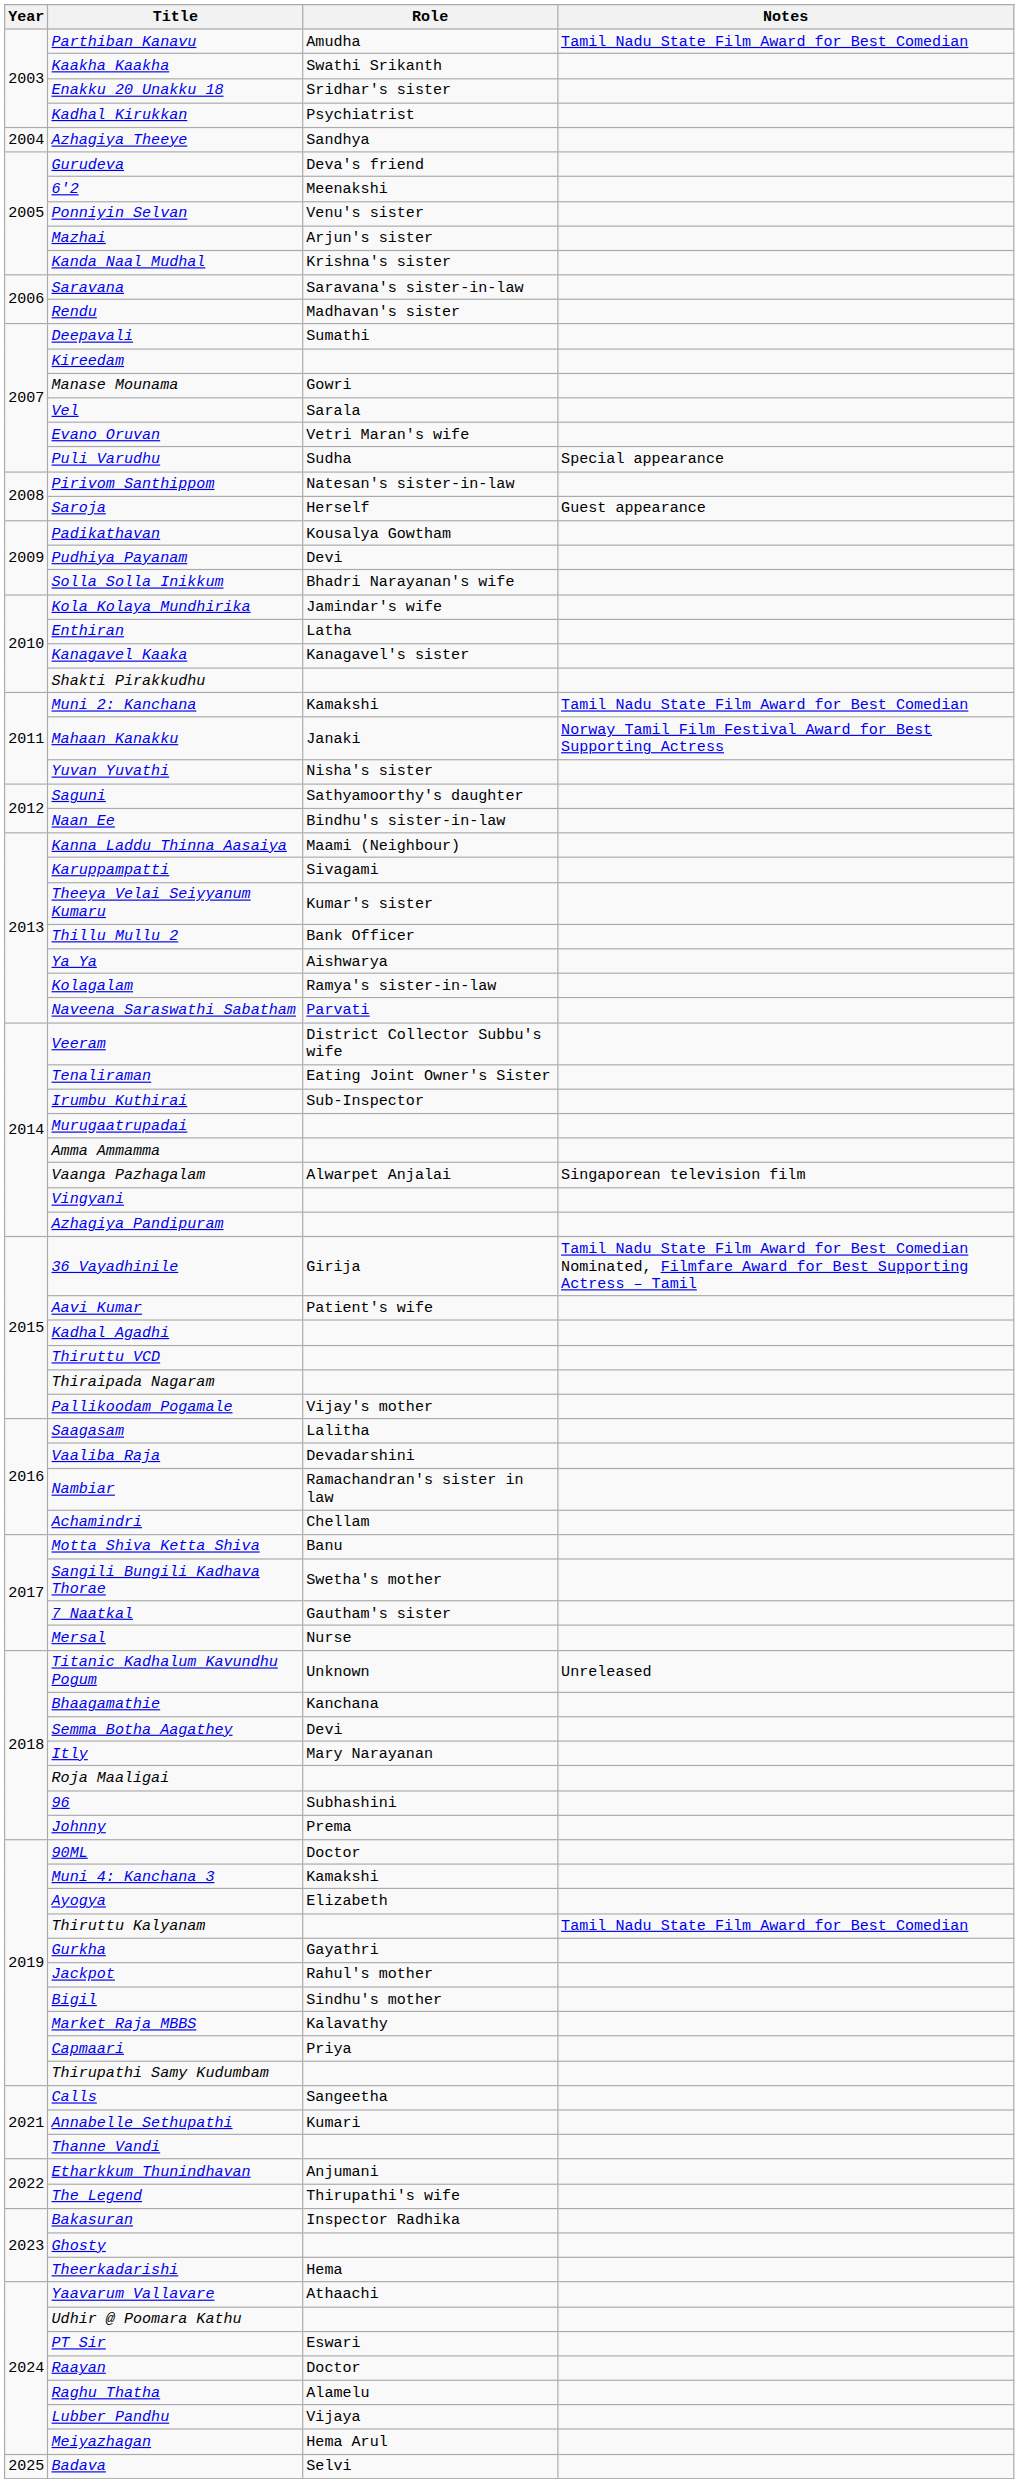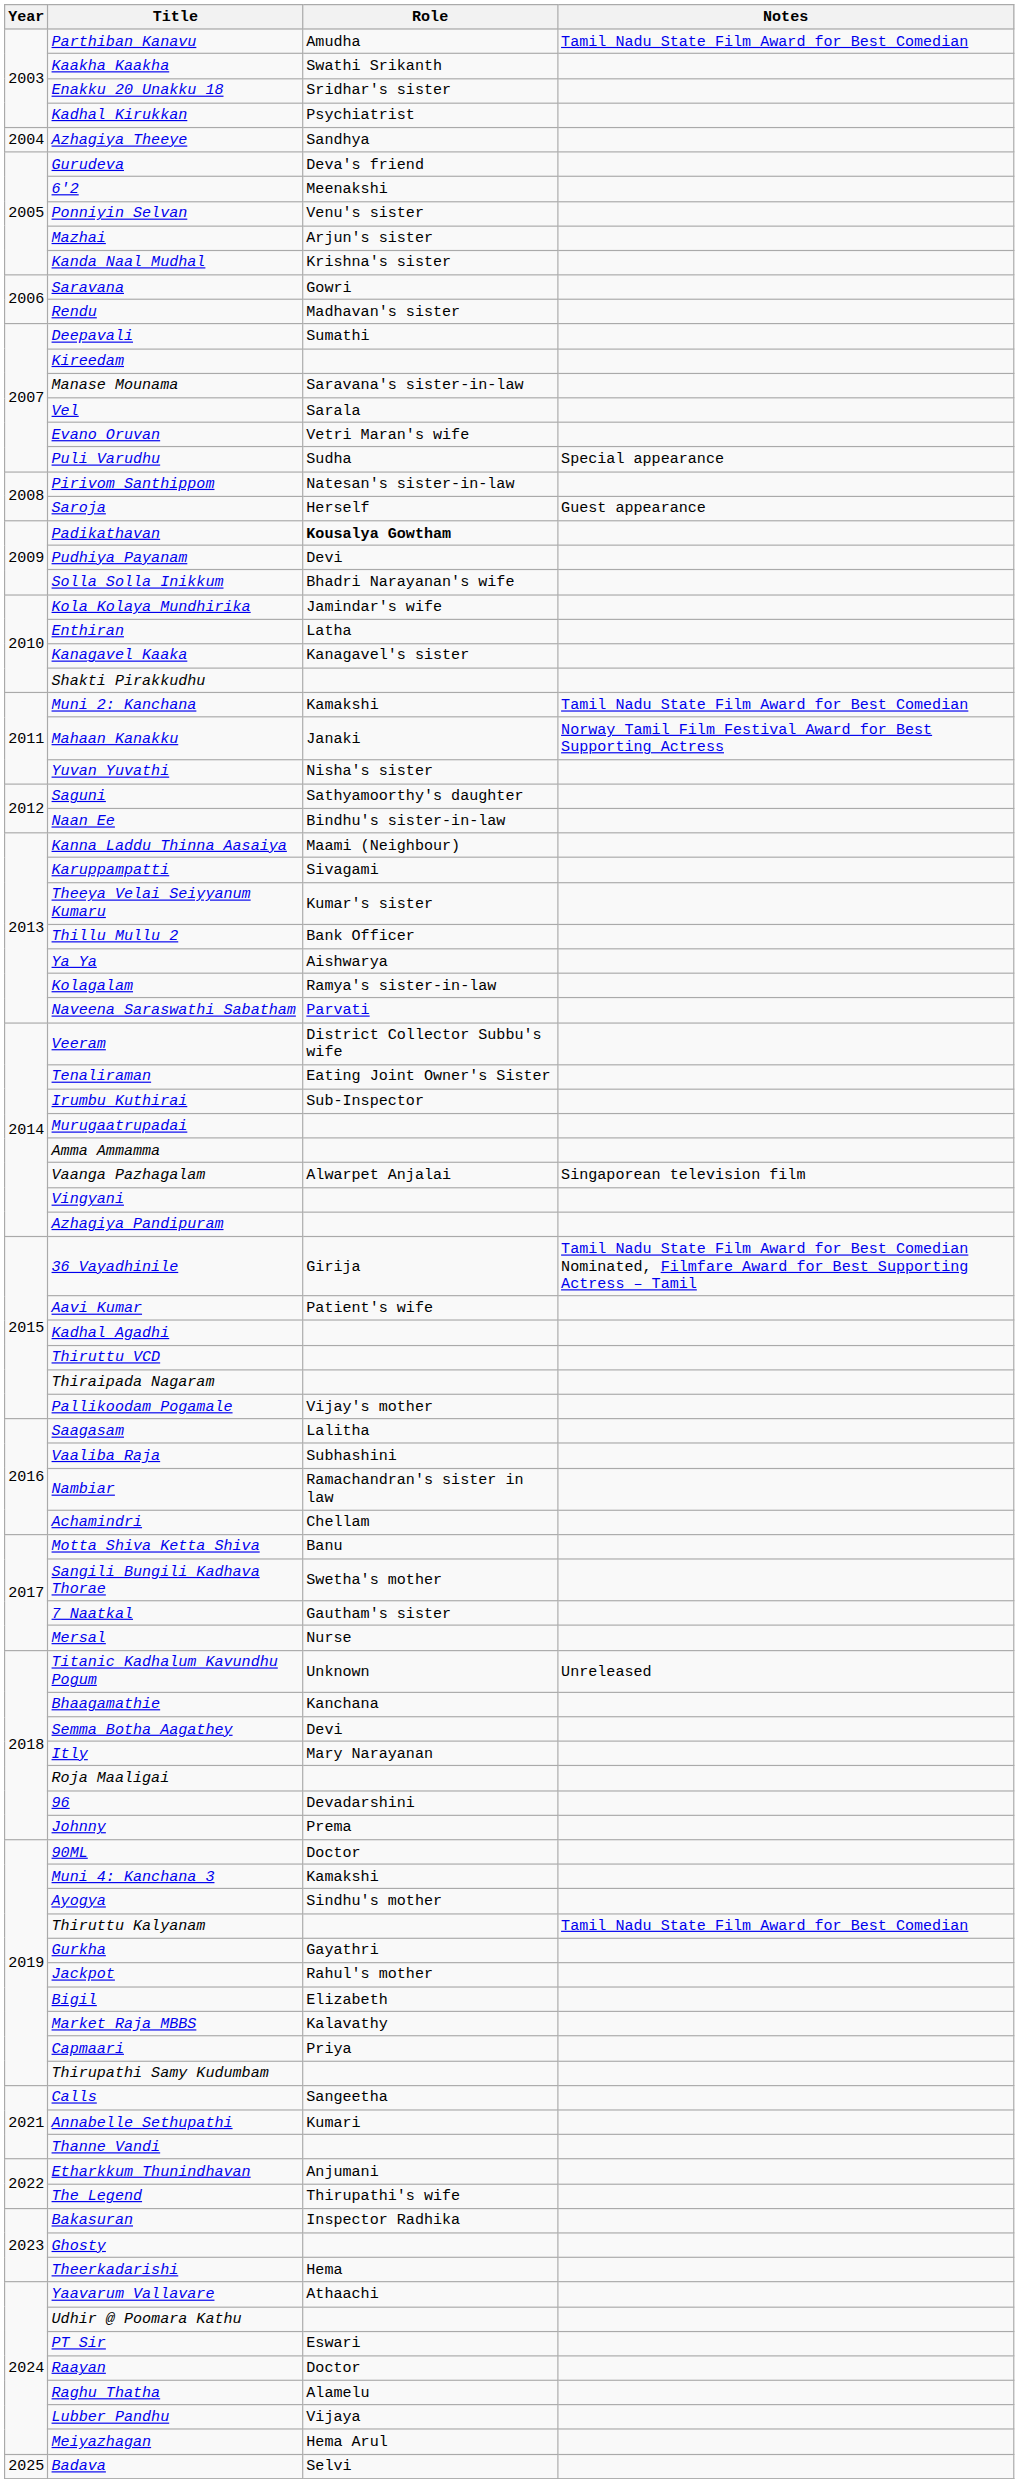(415, 287) Saravana's sister-in-law -> (329, 287) Gowri
(329, 386) Gowri -> (415, 386) Saravana's sister-in-law
(379, 533) normal -> (379, 533) bold
(361, 1456) Devadarshini -> (352, 1456) Subhashini
(352, 1803) Subhashini -> (361, 1803) Devadarshini
(347, 1901) Elizabeth -> (374, 1901) Sindhu's mother
(374, 1999) Sindhu's mother -> (347, 1999) Elizabeth
